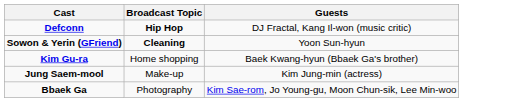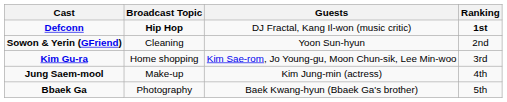+ column: (480, 12)
(164, 43) bold -> (164, 43) normal
(332, 59) Baek Kwang-hyun (Bbaek Ga's brother) -> (332, 59) Kim Sae-rom, Jo Young-gu, Moon Chun-sik, Lee Min-woo
(332, 90) Kim Sae-rom, Jo Young-gu, Moon Chun-sik, Lee Min-woo -> (332, 90) Baek Kwang-hyun (Bbaek Ga's brother)
